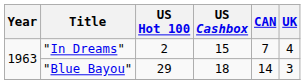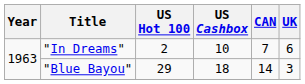(222, 49) 15 -> (222, 49) 10
(290, 49) 4 -> (290, 49) 6
